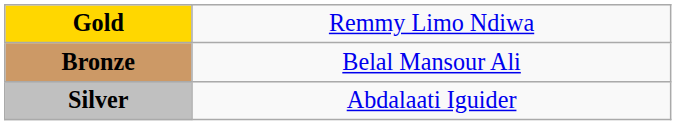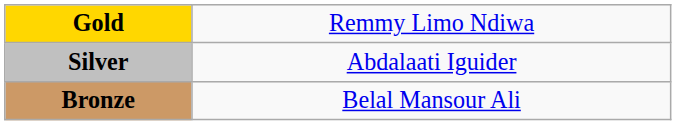rows swapped: (98, 100) <-> (98, 61)
